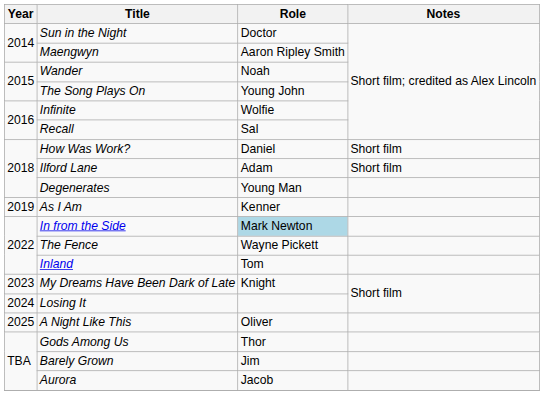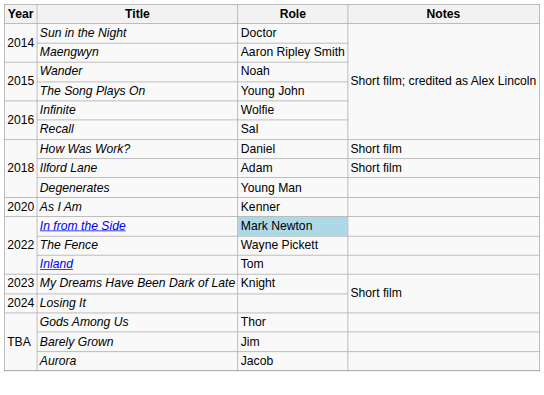(21, 206) 2019 -> (21, 206) 2020
- row: (86, 322)
